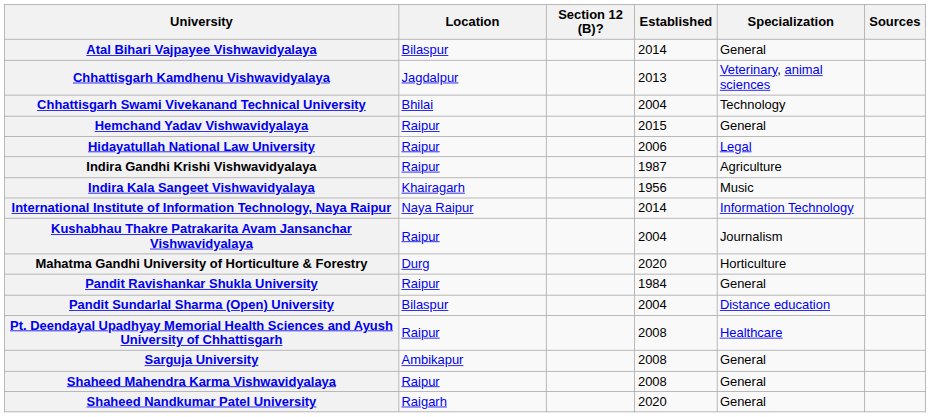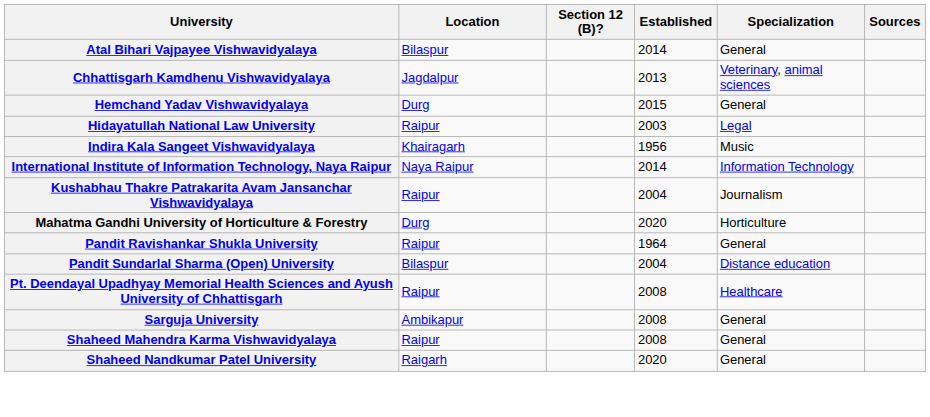- row: (201, 105)
(421, 126) Raipur -> (416, 105) Durg
(652, 146) 2006 -> (652, 126) 2003
- row: (201, 167)
(652, 284) 1984 -> (652, 243) 1964
